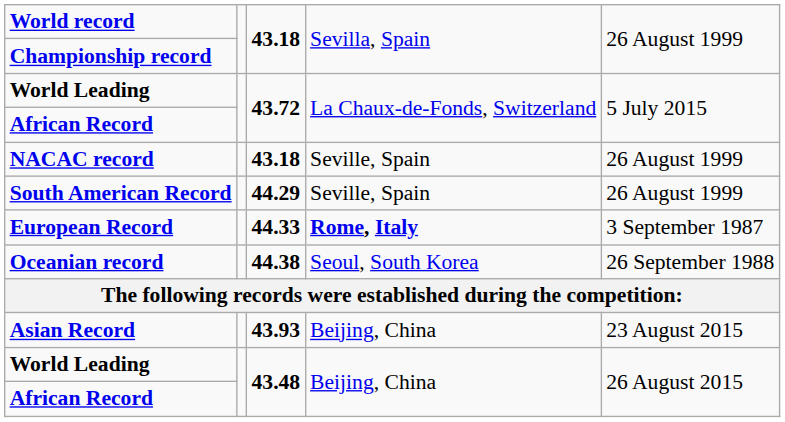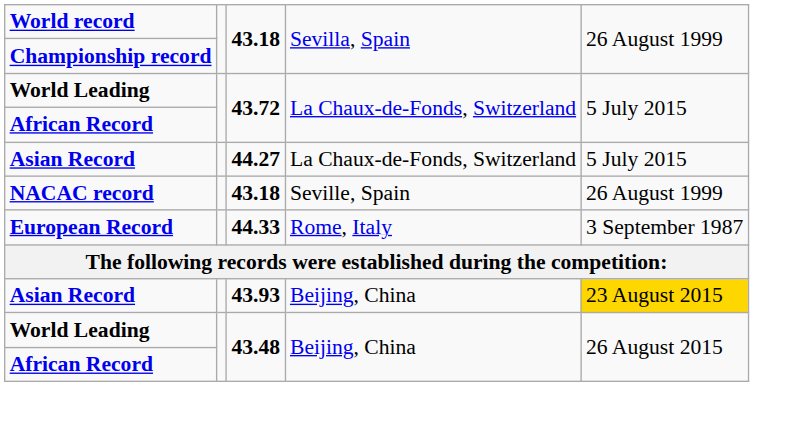+ row: (72, 158)
- row: (121, 192)
(364, 227) bold -> (341, 227) normal
- row: (87, 261)
(675, 329) no background -> (654, 295) gold background
